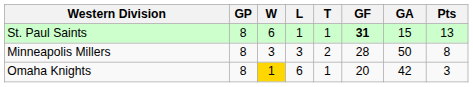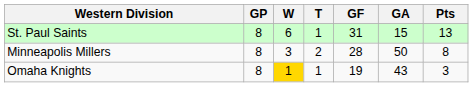- column: (299, 14)
(363, 33) bold -> (356, 33) normal
(363, 71) 20 -> (356, 71) 19
(405, 71) 42 -> (401, 71) 43
